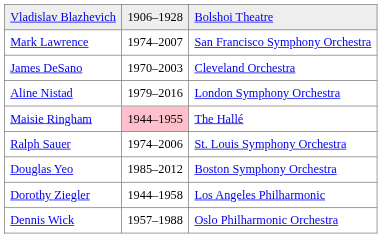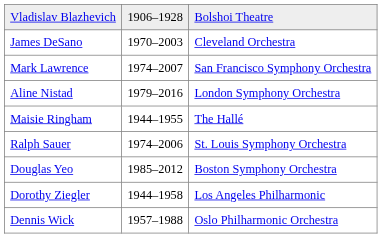rows swapped: (46, 68) <-> (49, 42)
(155, 118) pink background -> (155, 118) no background
